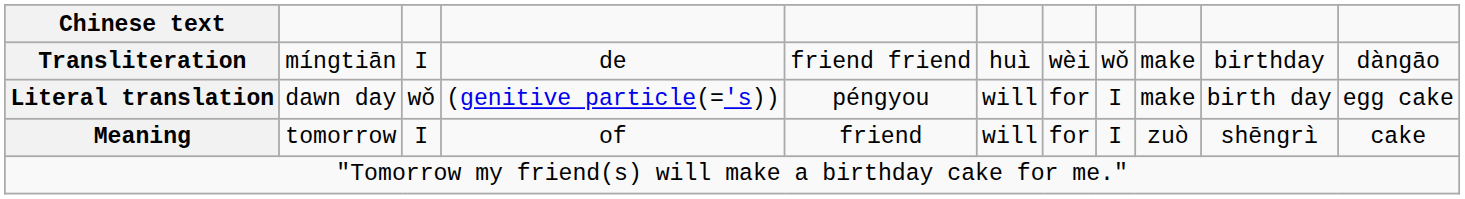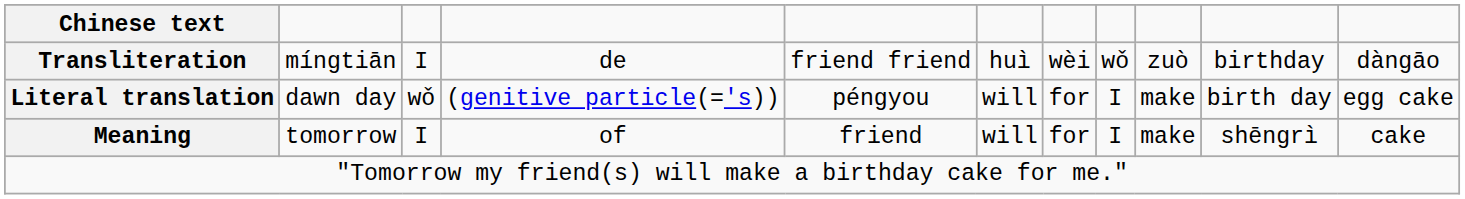(1168, 61) make -> (1168, 61) zuò
(1168, 137) zuò -> (1168, 137) make
